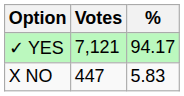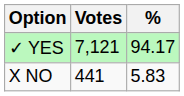(90, 76) 447 -> (90, 76) 441
